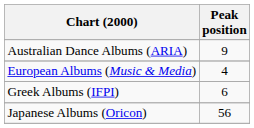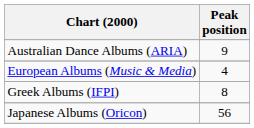(224, 92) 6 -> (224, 92) 8
